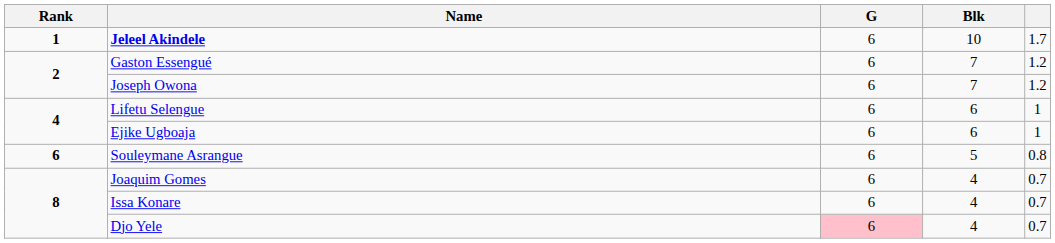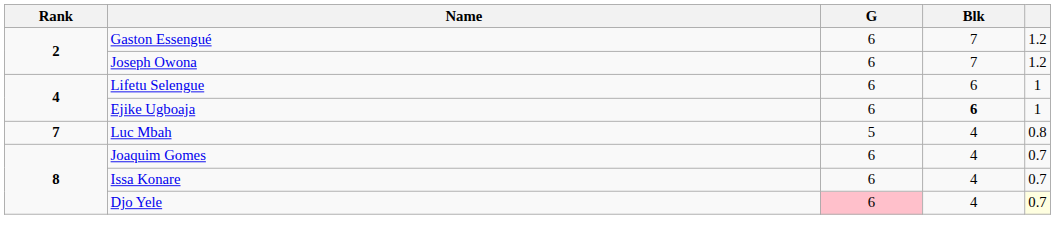- row: (158, 39)
(974, 132) normal -> (974, 109) bold
- row: (177, 156)
+ row: (141, 132)
(1038, 226) no background -> (1038, 202) lightyellow background
